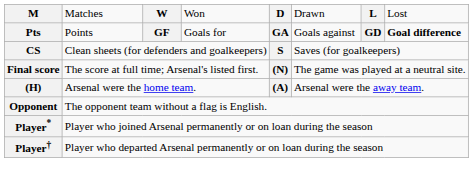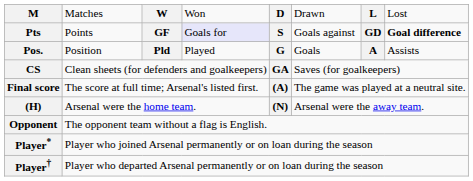(205, 32) no background -> (205, 32) lavender background
(280, 32) GA -> (280, 32) S
+ row: (33, 51)
(280, 51) S -> (280, 69) GA
(280, 69) (N) -> (280, 88) (A)
(280, 88) (A) -> (280, 106) (N)
